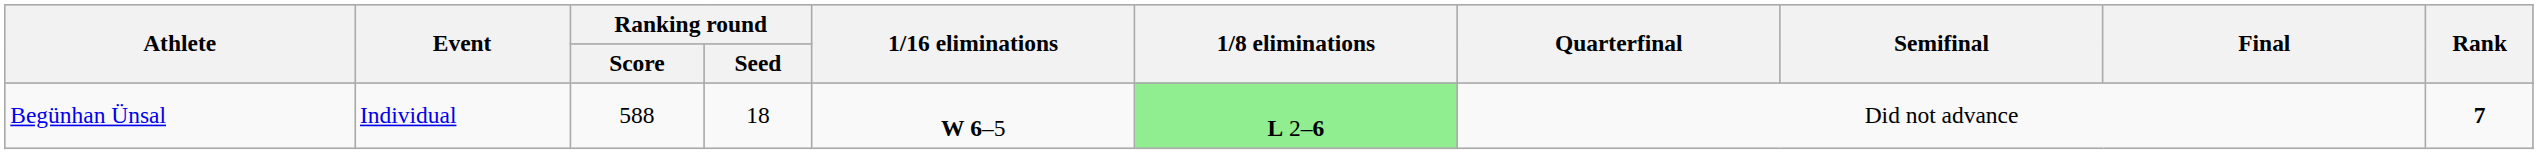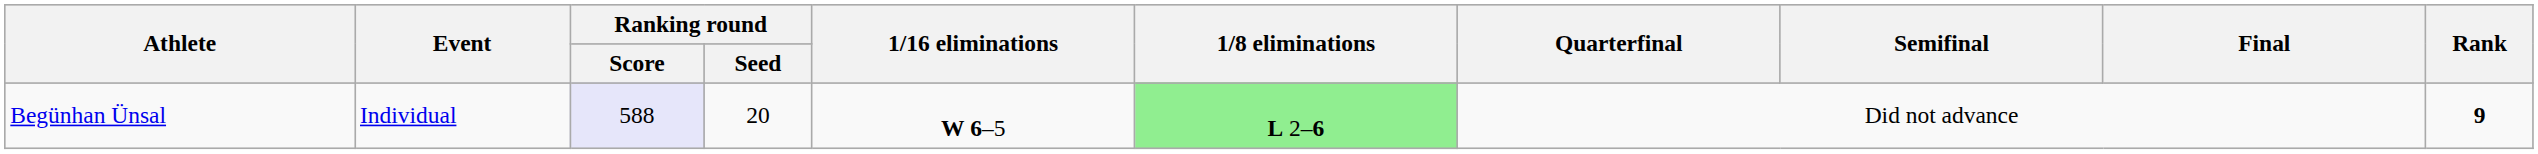(637, 115) no background -> (637, 115) lavender background
(758, 115) 18 -> (758, 115) 20
(2480, 115) 7 -> (2480, 115) 9
